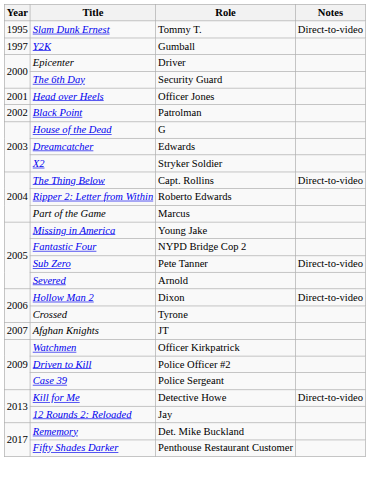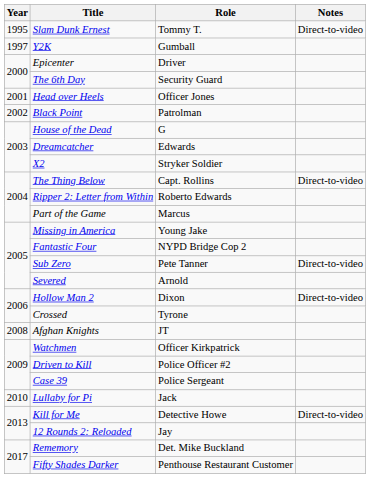(17, 331) 2007 -> (17, 331) 2008
+ row: (62, 398)
